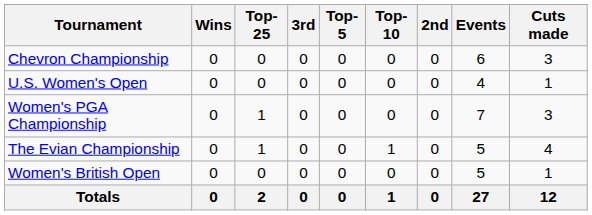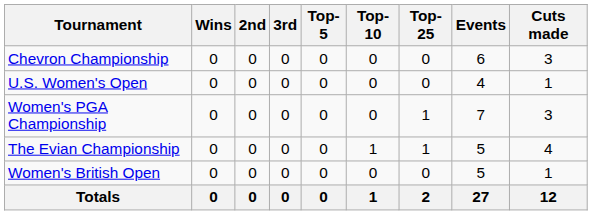columns swapped: (435, 25) <-> (262, 25)
